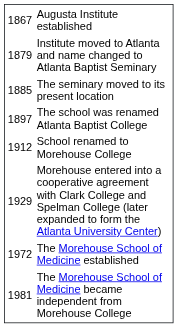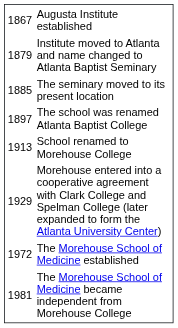(20, 148) 1912 -> (20, 148) 1913
